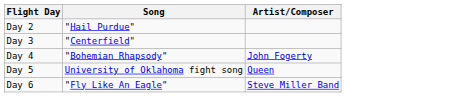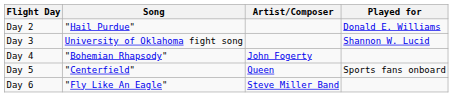+ column: (395, 12)
(100, 41) "Centerfield" -> (154, 41) University of Oklahoma fight song
(154, 70) University of Oklahoma fight song -> (100, 70) "Centerfield"
